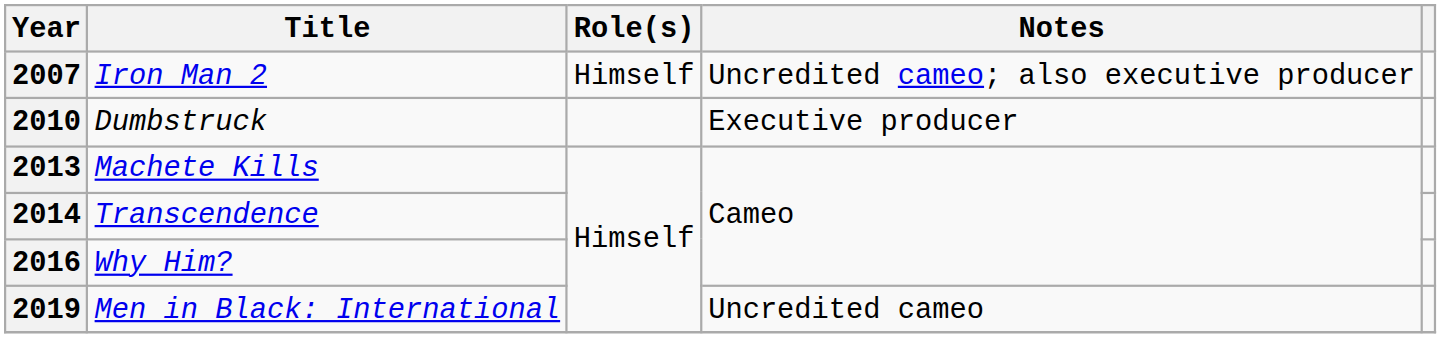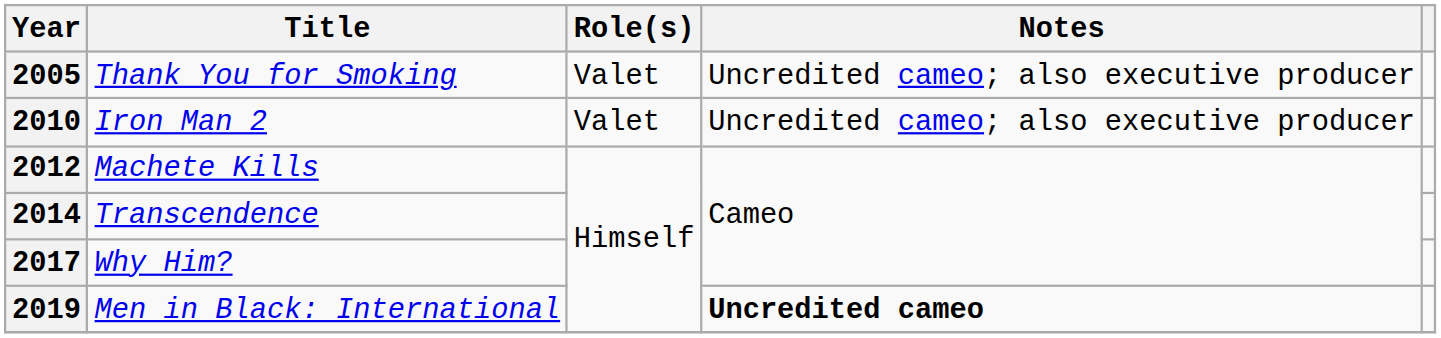+ row: (276, 75)
(46, 75) 2007 -> (46, 122) 2010
(634, 75) Himself -> (617, 122) Valet
- row: (181, 122)
(46, 169) 2013 -> (46, 169) 2012
(46, 263) 2016 -> (46, 263) 2017
(846, 309) normal -> (846, 309) bold
